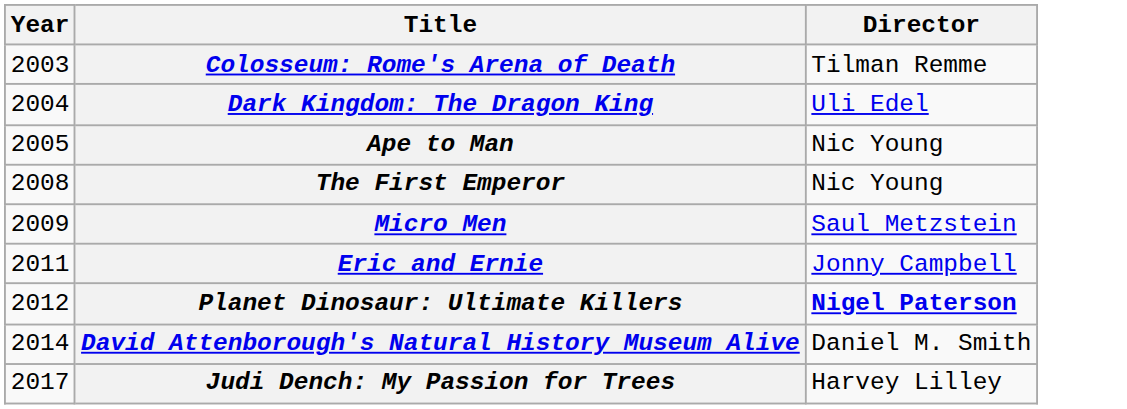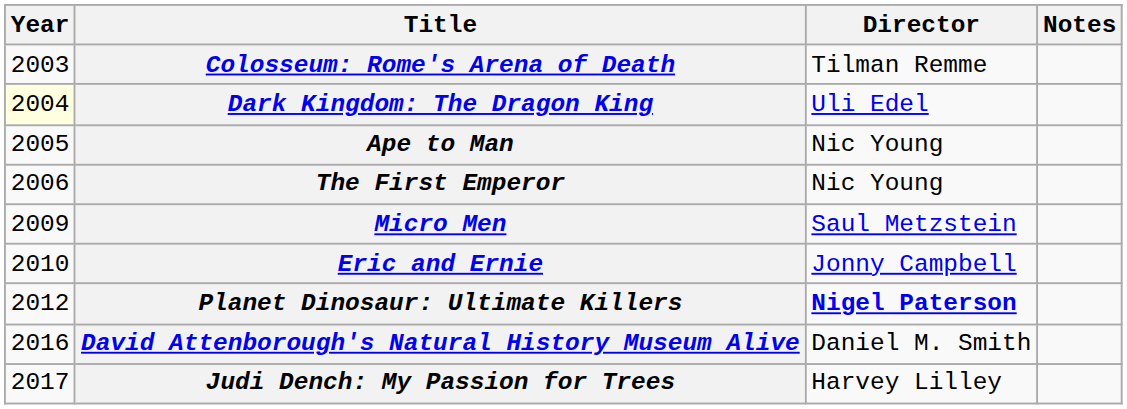+ column: (1080, 25)
(40, 105) no background -> (40, 105) lightyellow background
(40, 184) 2008 -> (40, 184) 2006
(40, 264) 2011 -> (40, 264) 2010
(40, 344) 2014 -> (40, 344) 2016
